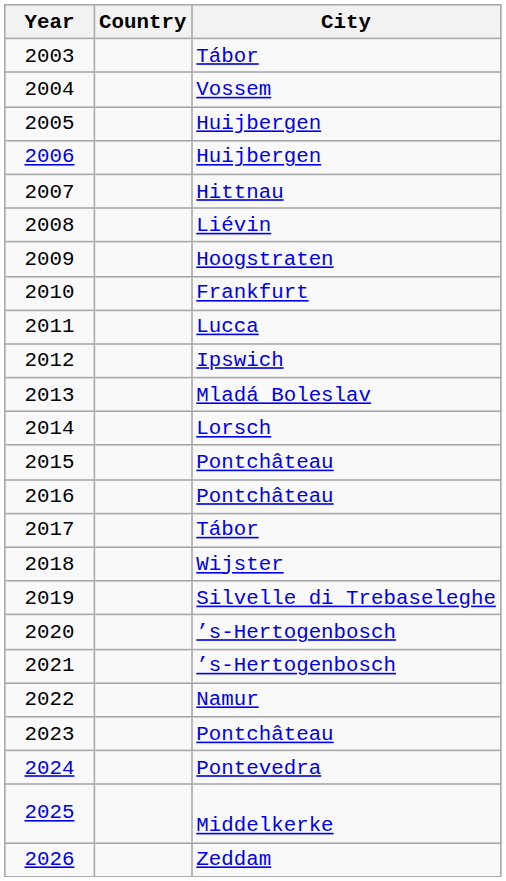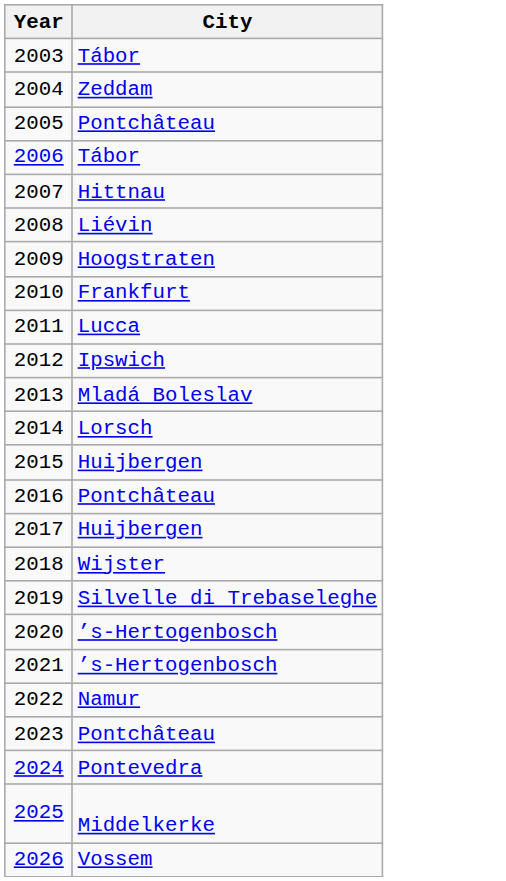- column: (143, 22)
(234, 90) Vossem -> (115, 90) Zeddam
(259, 123) Huijbergen -> (146, 123) Pontchâteau
(259, 157) Huijbergen -> (109, 157) Tábor
(265, 462) Pontchâteau -> (140, 462) Huijbergen
(228, 530) Tábor -> (140, 530) Huijbergen
(234, 859) Zeddam -> (115, 859) Vossem
